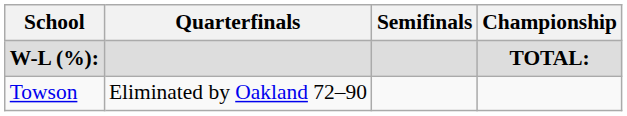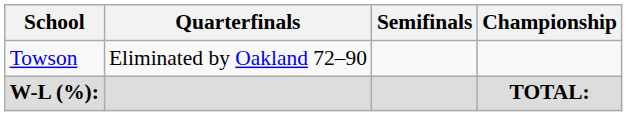rows swapped: (44, 93) <-> (54, 57)
